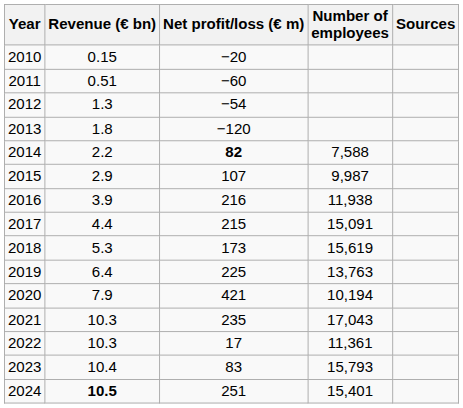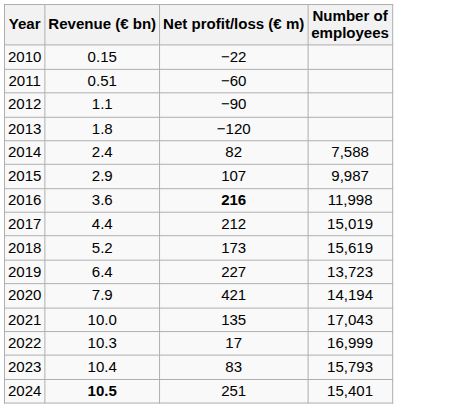- column: (426, 24)
(234, 57) −20 -> (234, 57) −22
(102, 104) 1.3 -> (102, 104) 1.1
(234, 104) −54 -> (234, 104) −90
(102, 152) 2.2 -> (102, 152) 2.4
(234, 152) bold -> (234, 152) normal
(102, 200) 3.9 -> (102, 200) 3.6
(234, 200) normal -> (234, 200) bold
(350, 200) 11,938 -> (350, 200) 11,998
(234, 224) 215 -> (234, 224) 212
(350, 224) 15,091 -> (350, 224) 15,019
(102, 248) 5.3 -> (102, 248) 5.2
(234, 271) 225 -> (234, 271) 227
(350, 271) 13,763 -> (350, 271) 13,723
(350, 295) 10,194 -> (350, 295) 14,194
(102, 319) 10.3 -> (102, 319) 10.0
(234, 319) 235 -> (234, 319) 135
(350, 343) 11,361 -> (350, 343) 16,999
